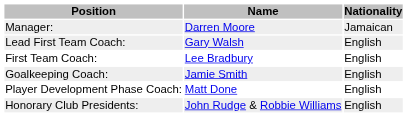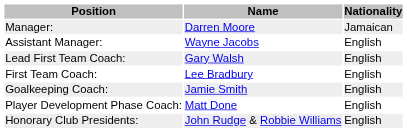+ row: (54, 42)
